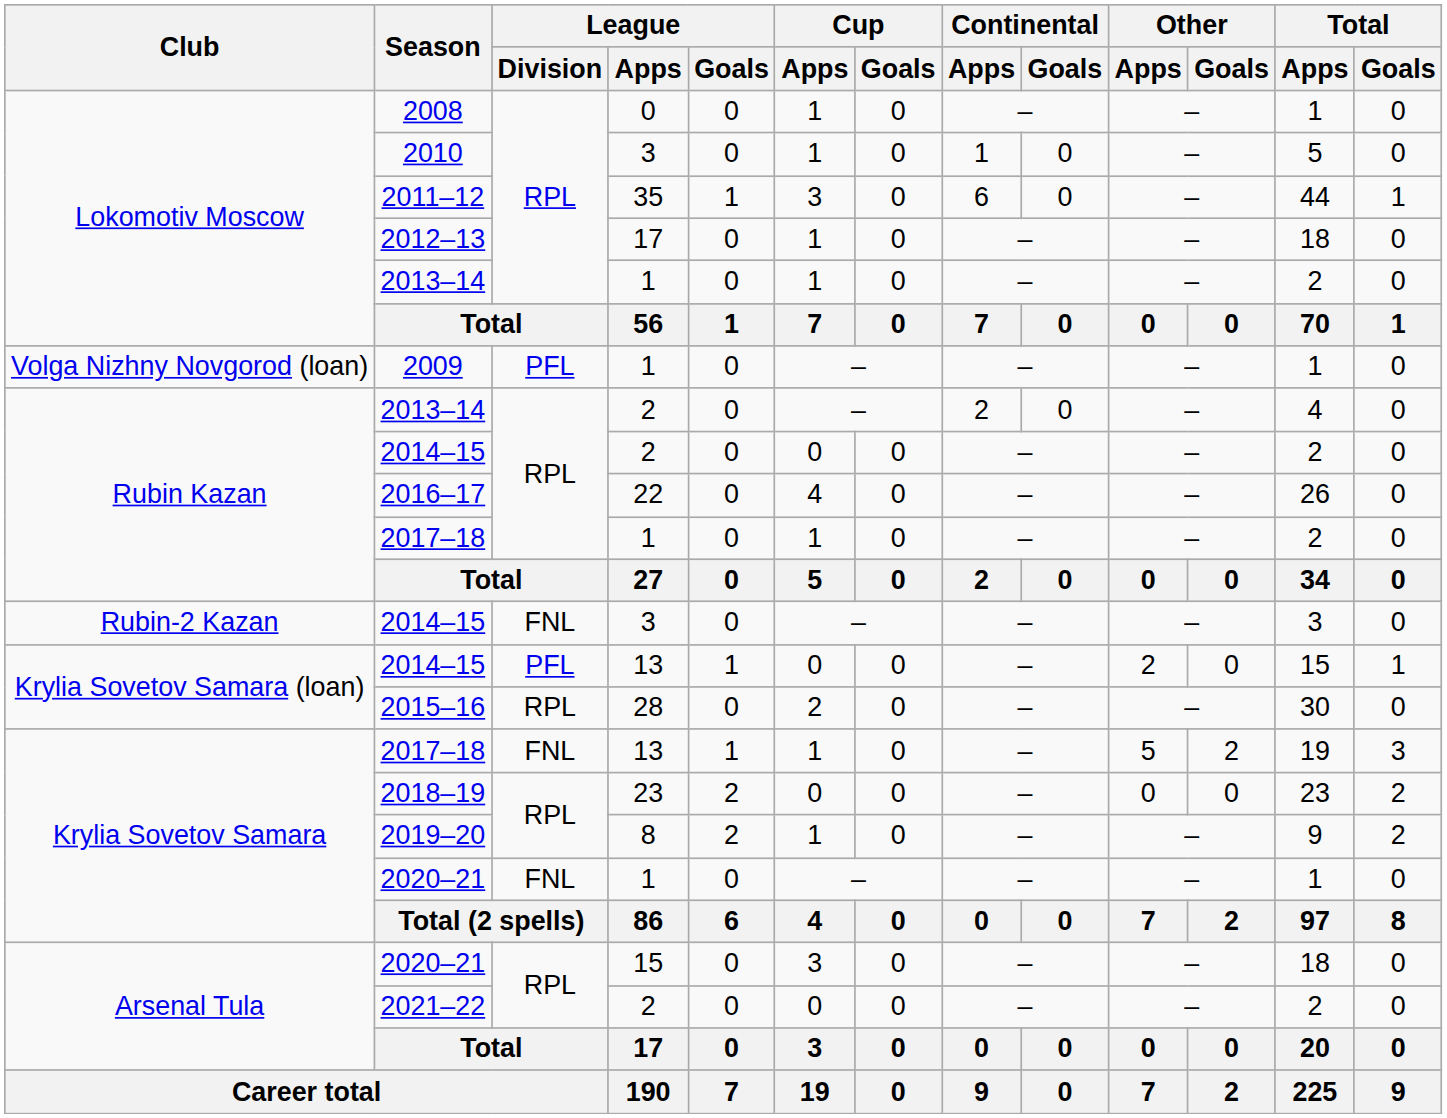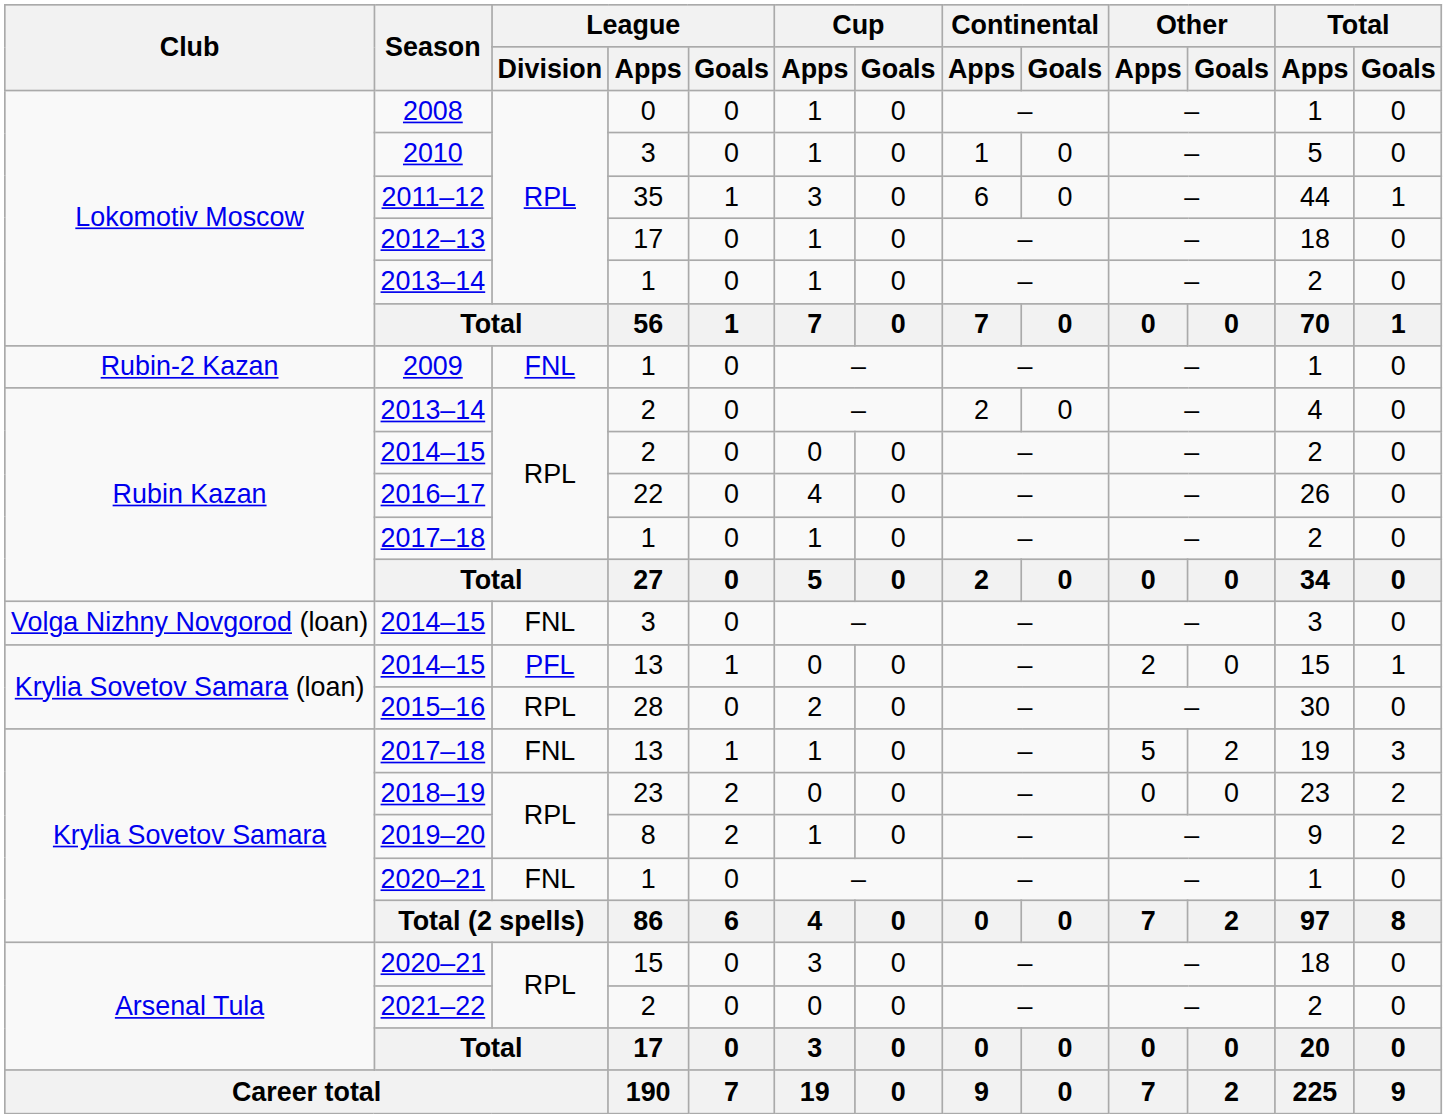(190, 366) Volga Nizhny Novgorod (loan) -> (190, 366) Rubin-2 Kazan
(550, 366) PFL -> (550, 366) FNL
(190, 622) Rubin-2 Kazan -> (190, 622) Volga Nizhny Novgorod (loan)
